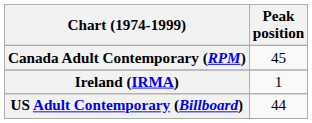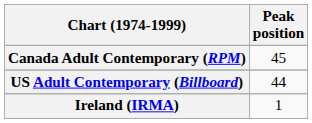rows swapped: (127, 81) <-> (127, 105)
